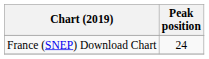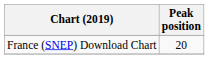(181, 44) 24 -> (181, 44) 20
